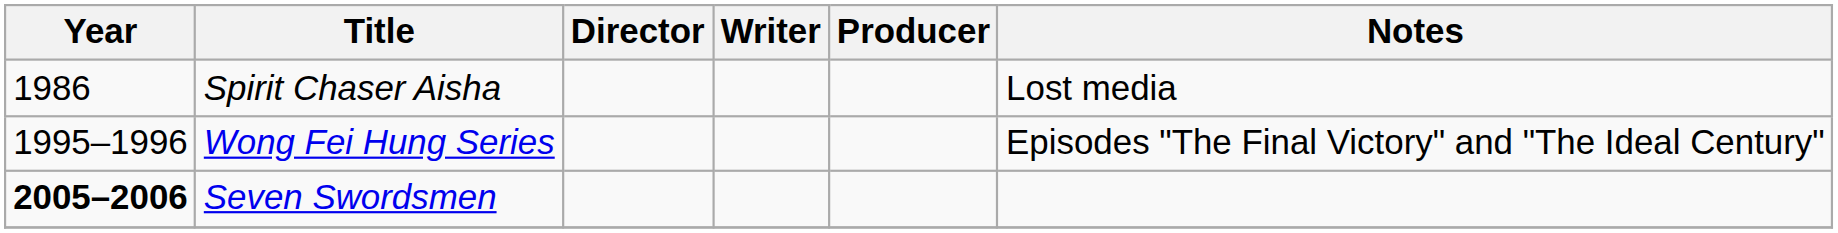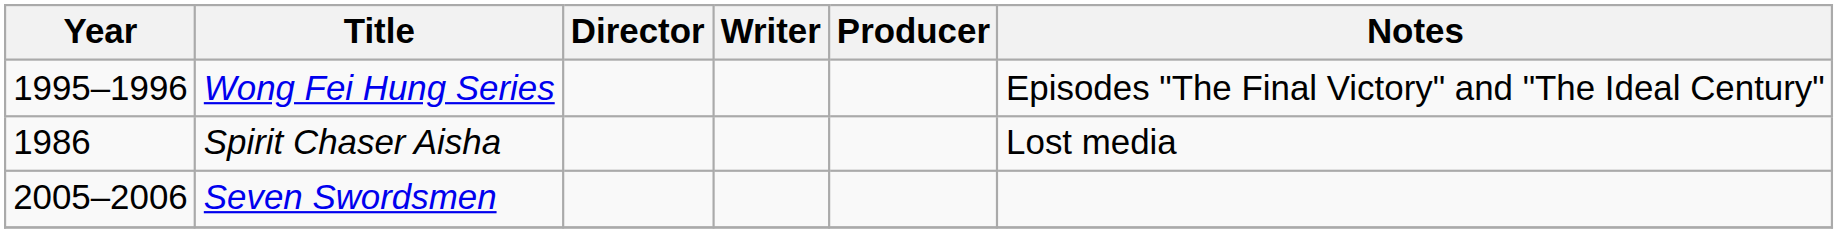rows swapped: (352, 87) <-> (379, 142)
(100, 198) bold -> (100, 198) normal
